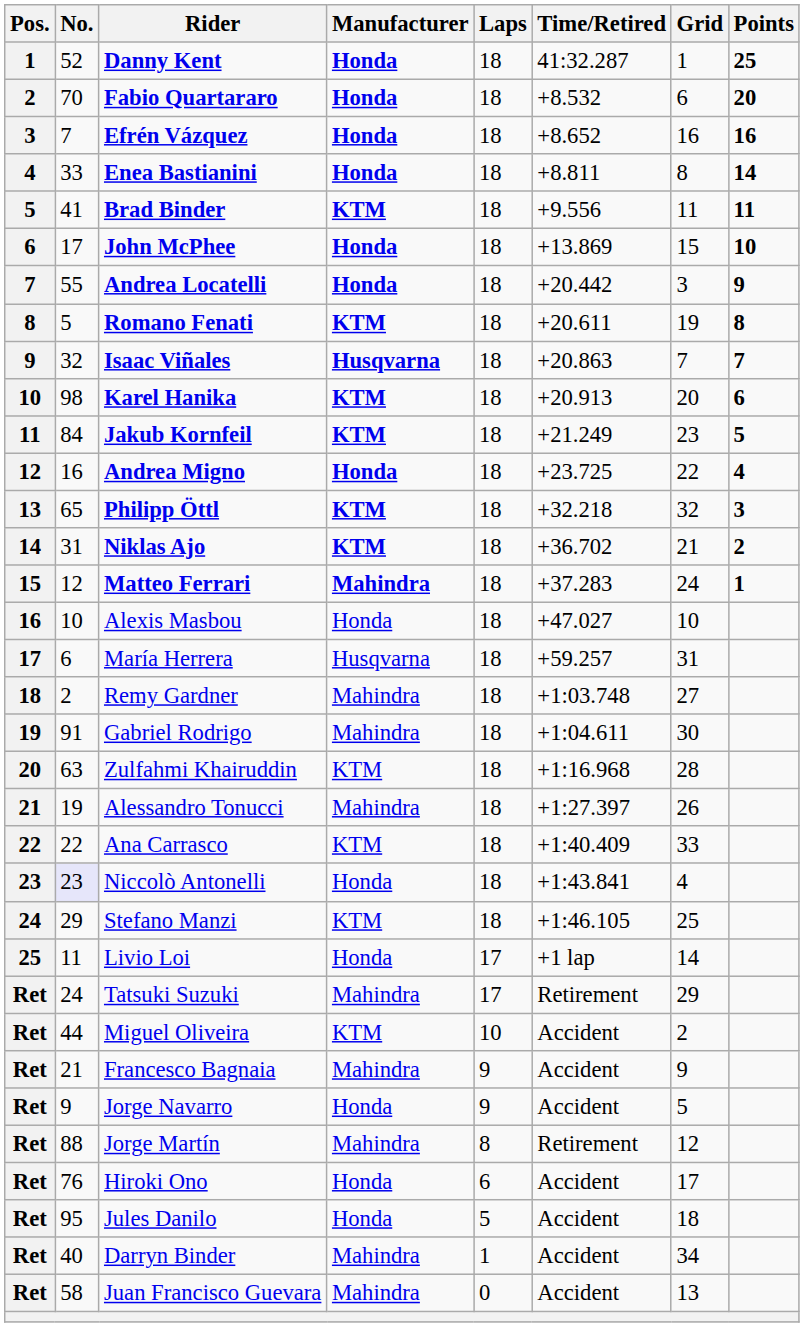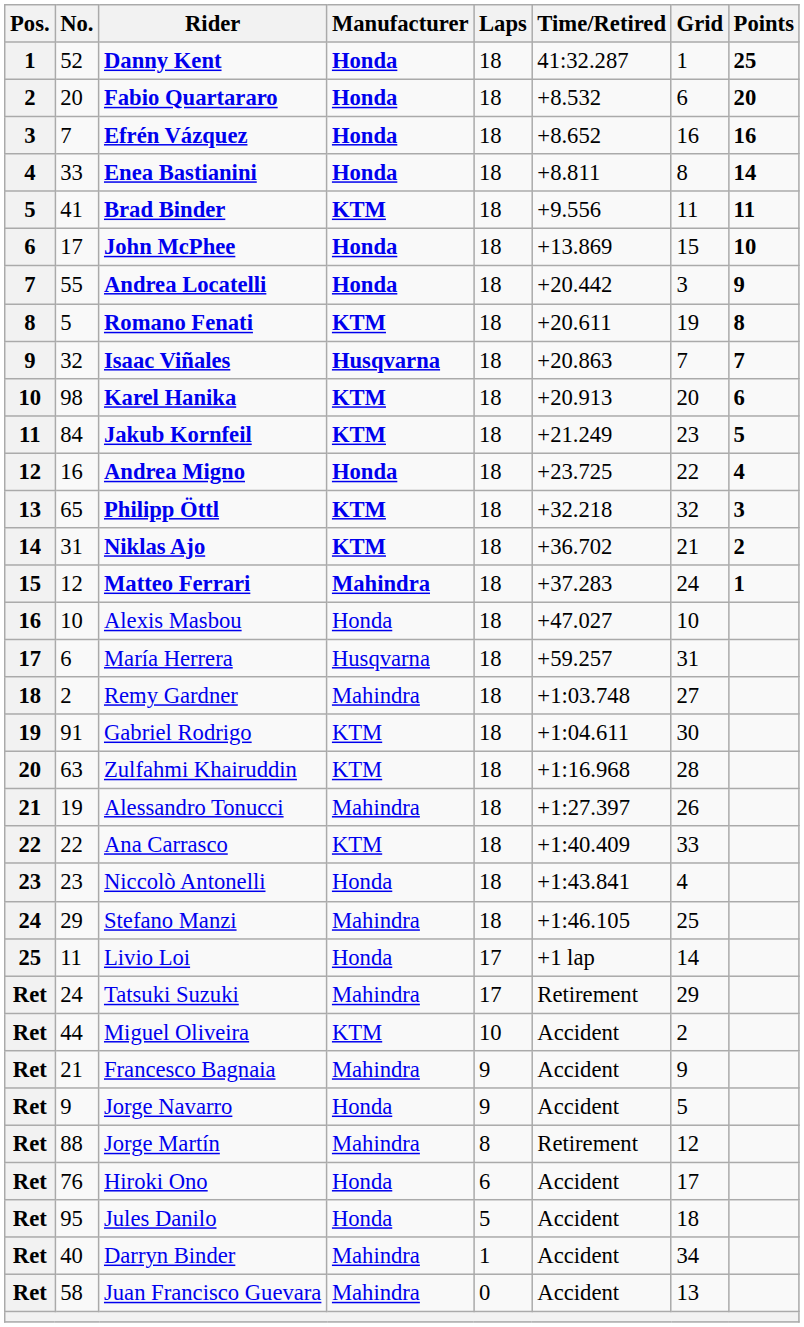(71, 98) 70 -> (71, 98) 20
(376, 732) Mahindra -> (357, 732) KTM
(71, 882) lavender background -> (71, 882) no background
(357, 919) KTM -> (376, 919) Mahindra
